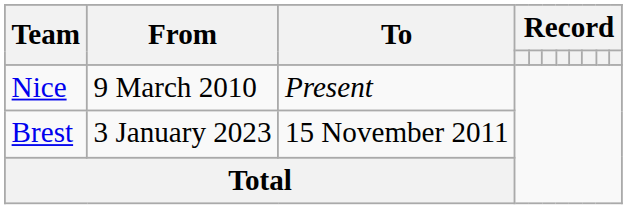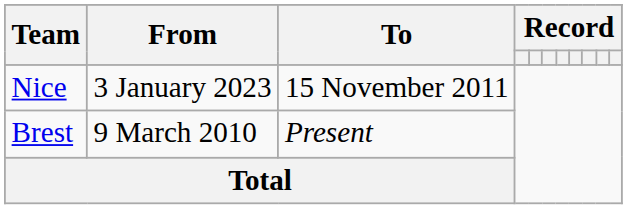(175, 87) 9 March 2010 -> (183, 87) 3 January 2023
(329, 87) Present -> (397, 87) 15 November 2011
(183, 133) 3 January 2023 -> (175, 133) 9 March 2010
(397, 133) 15 November 2011 -> (329, 133) Present
